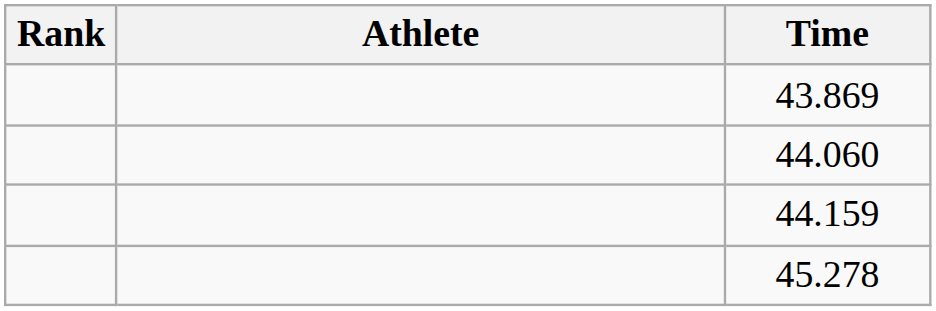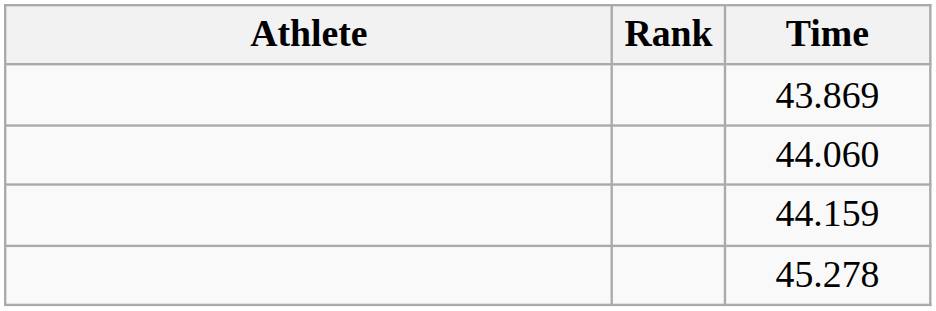columns swapped: (61, 34) <-> (421, 34)
